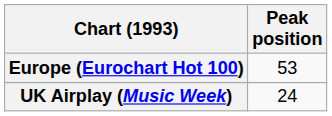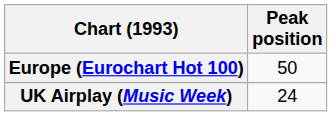(287, 67) 53 -> (287, 67) 50
